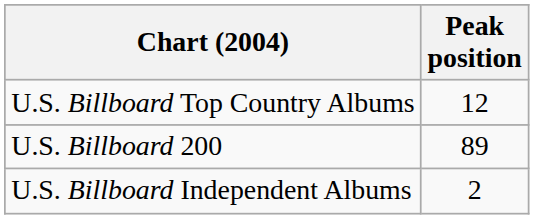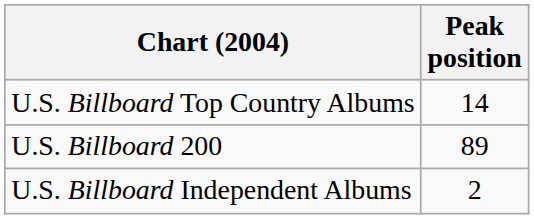(475, 102) 12 -> (475, 102) 14
